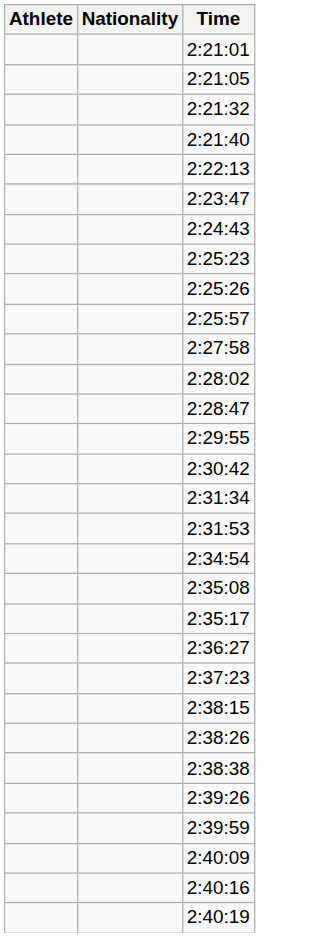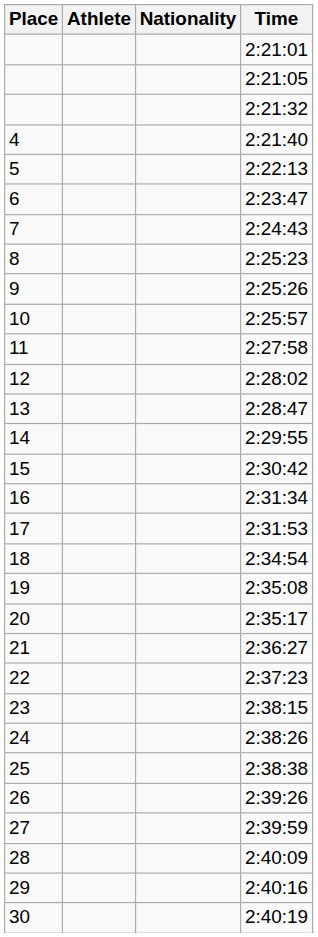+ column: (34, 19)
